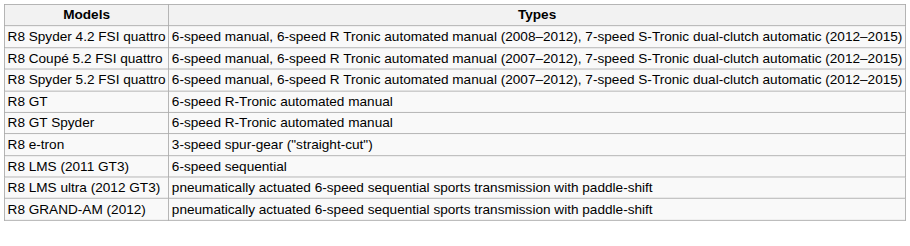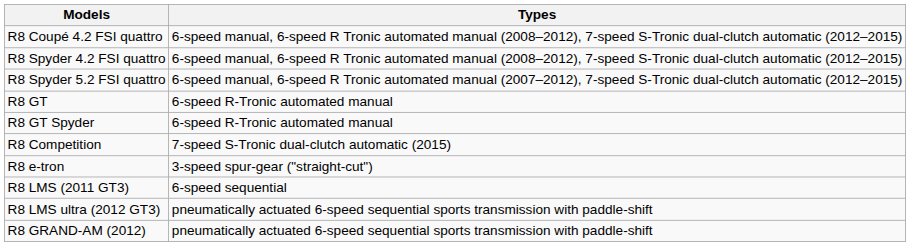+ row: (85, 36)
- row: (85, 58)
+ row: (54, 144)
